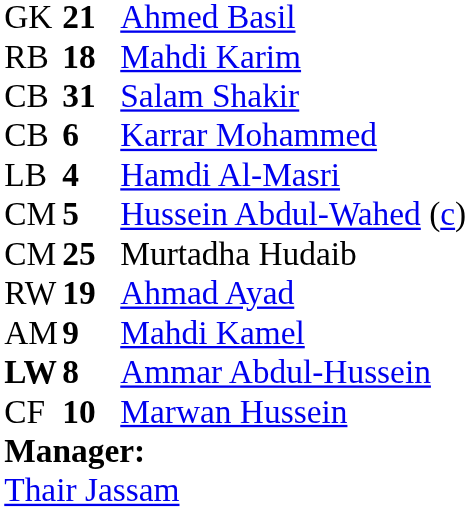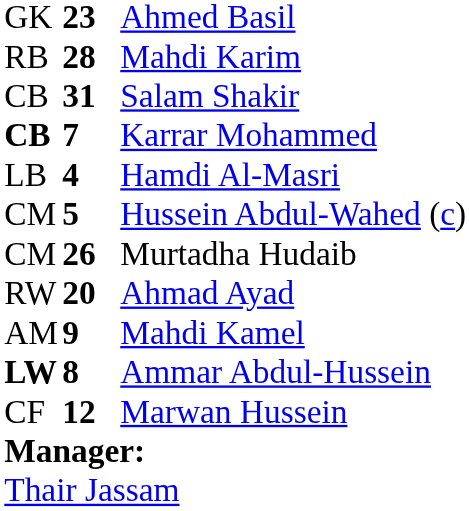(79, 17) 21 -> (79, 17) 23
(79, 56) 18 -> (79, 56) 28
(27, 135) normal -> (27, 135) bold
(71, 135) 6 -> (71, 135) 7
(79, 253) 25 -> (79, 253) 26
(79, 293) 19 -> (79, 293) 20
(79, 411) 10 -> (79, 411) 12
